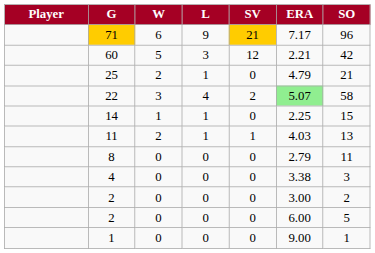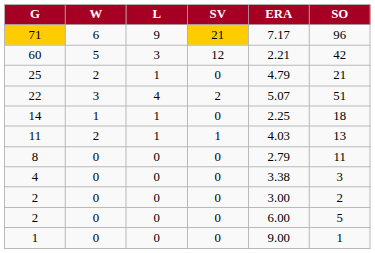- column: (46, 14)
(300, 95) lightgreen background -> (279, 95) no background
(347, 95) 58 -> (340, 95) 51
(347, 116) 15 -> (340, 116) 18
